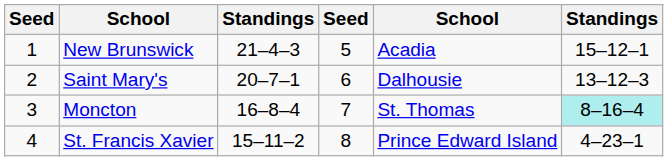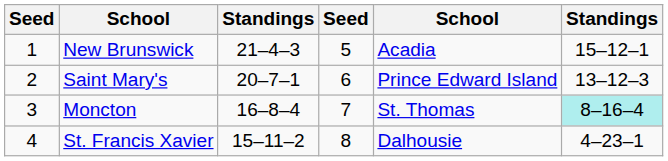(420, 79) Dalhousie -> (467, 79) Prince Edward Island
(467, 140) Prince Edward Island -> (420, 140) Dalhousie
